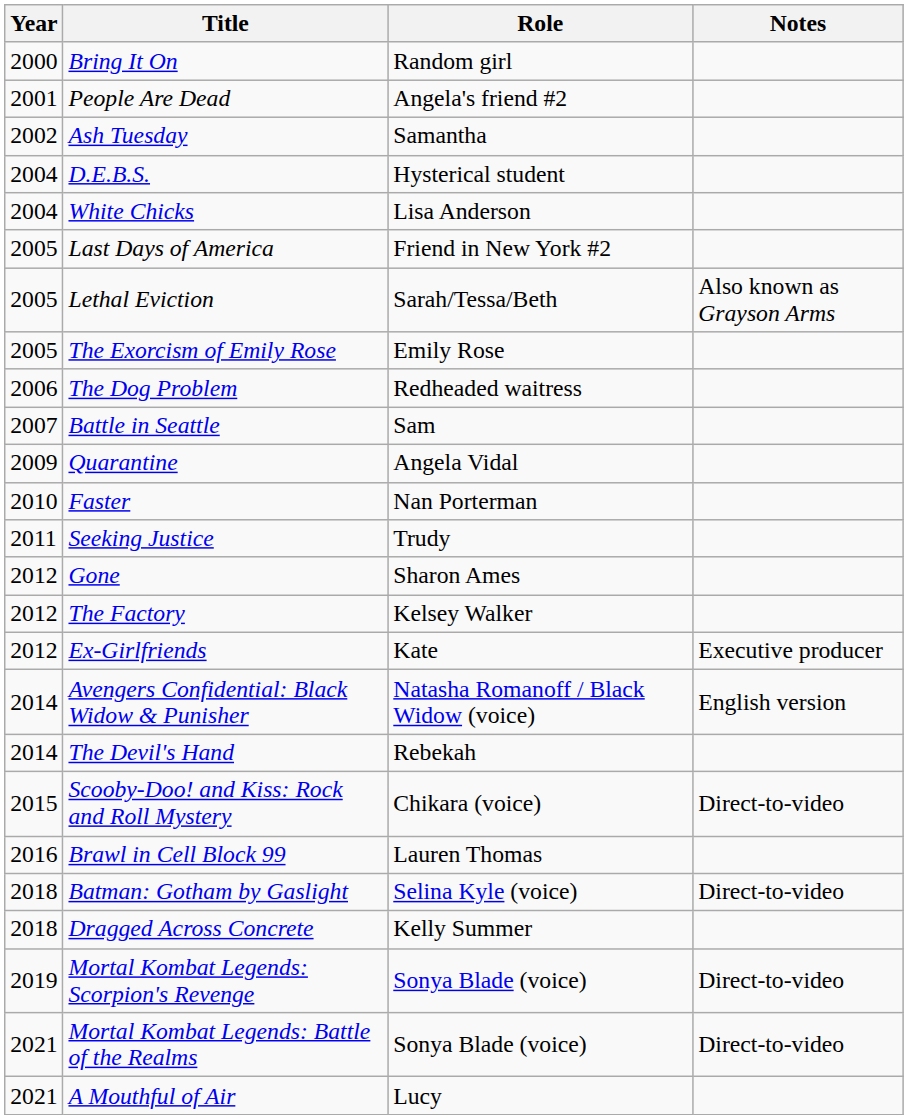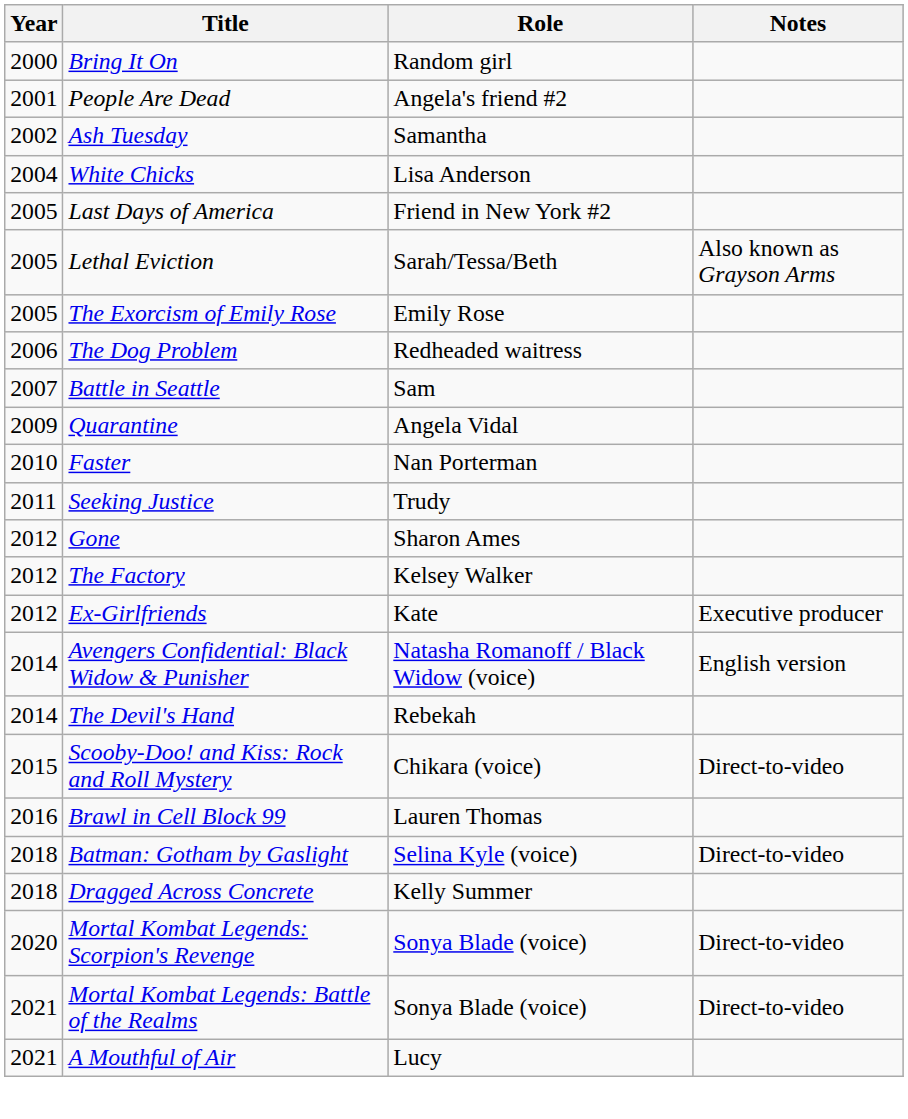- row: (109, 173)
(34, 980) 2019 -> (34, 942) 2020
